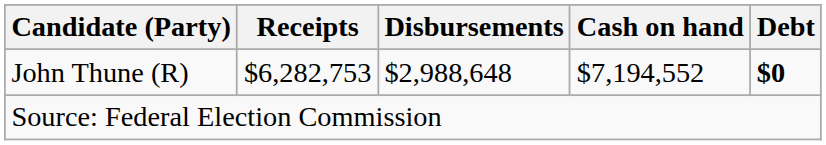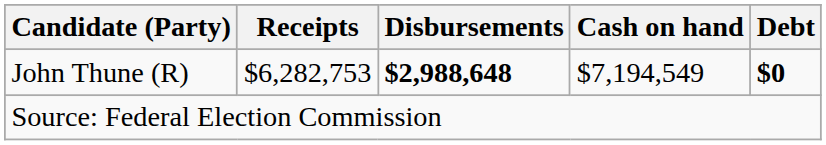(448, 71) normal -> (448, 71) bold
(641, 71) $7,194,552 -> (641, 71) $7,194,549
